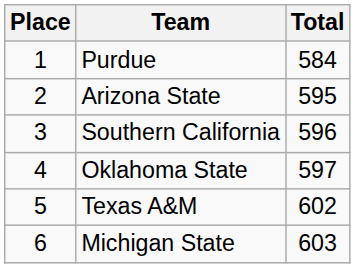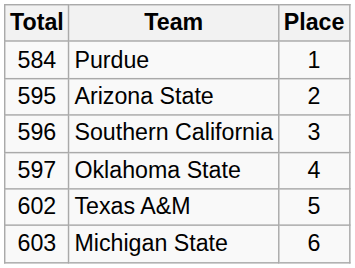columns swapped: (40, 22) <-> (318, 22)
